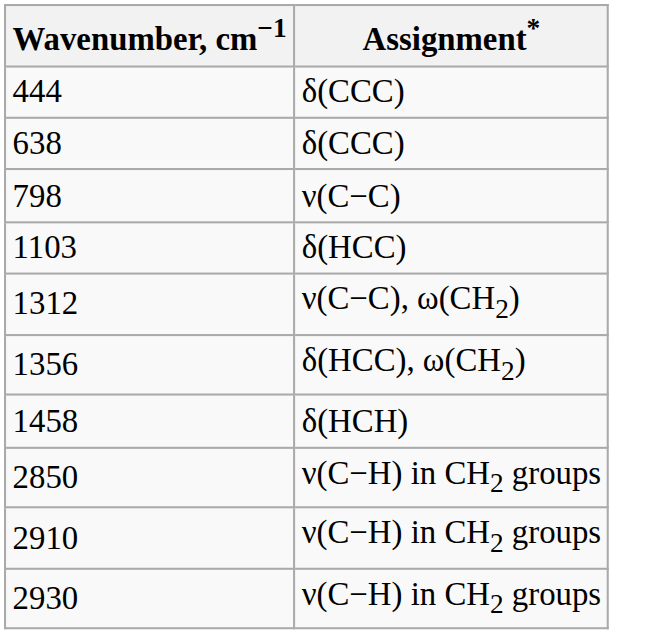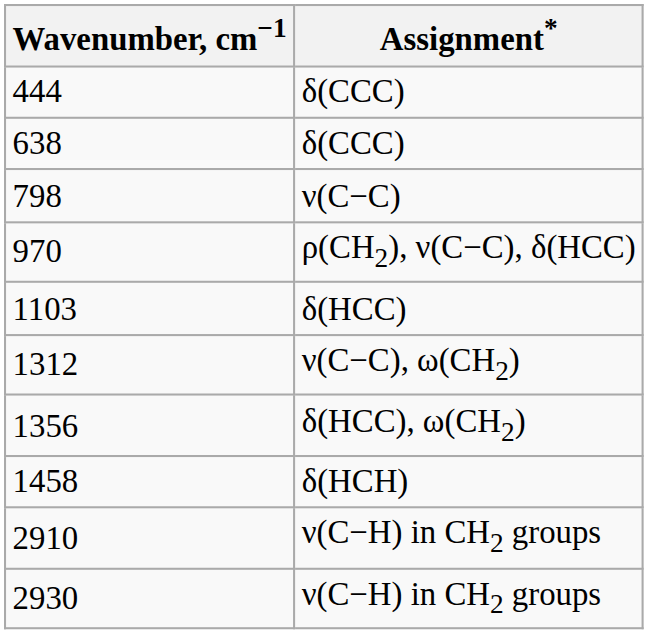+ row: (37, 251)
- row: (45, 476)
